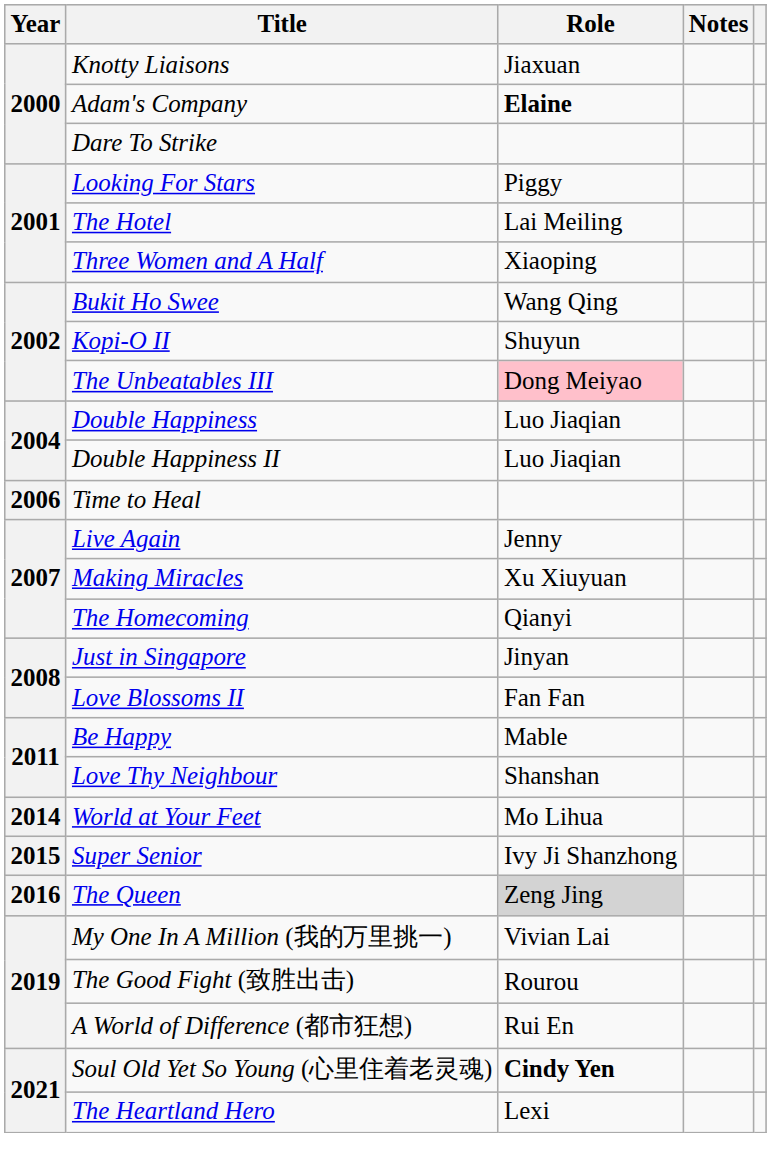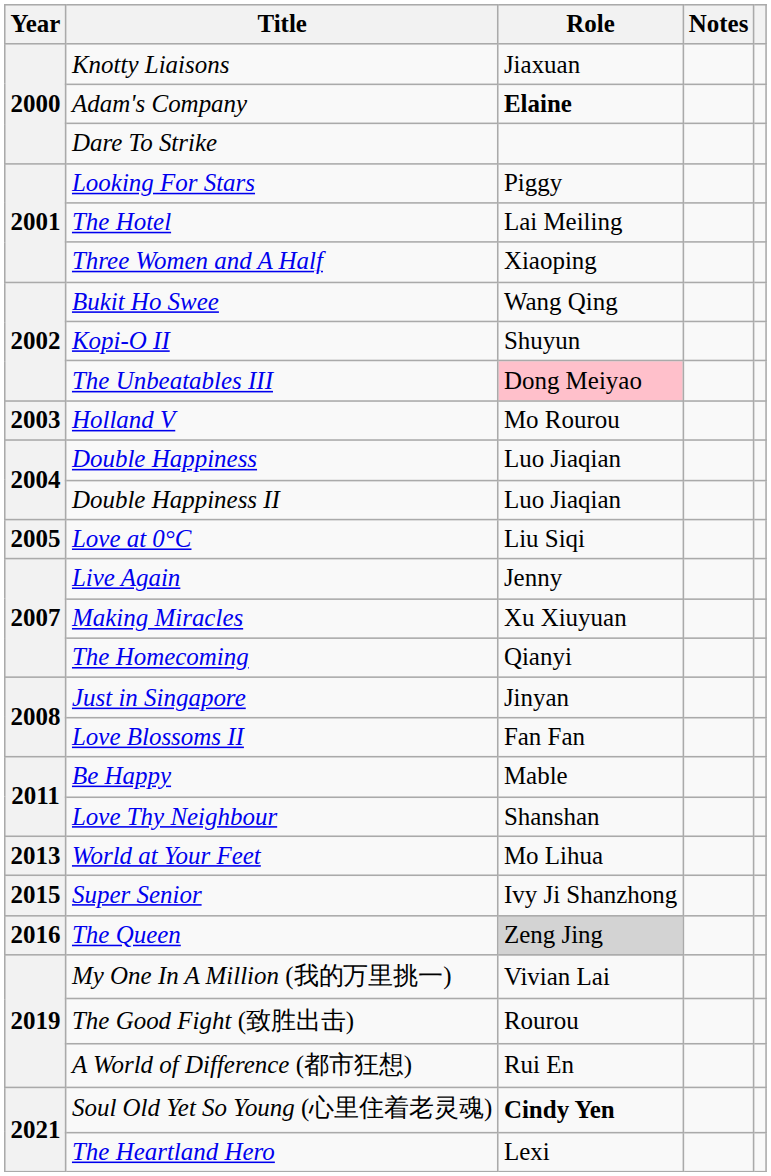+ row: (124, 420)
+ row: (132, 538)
- row: (136, 499)
(35, 815) 2014 -> (35, 855) 2013
